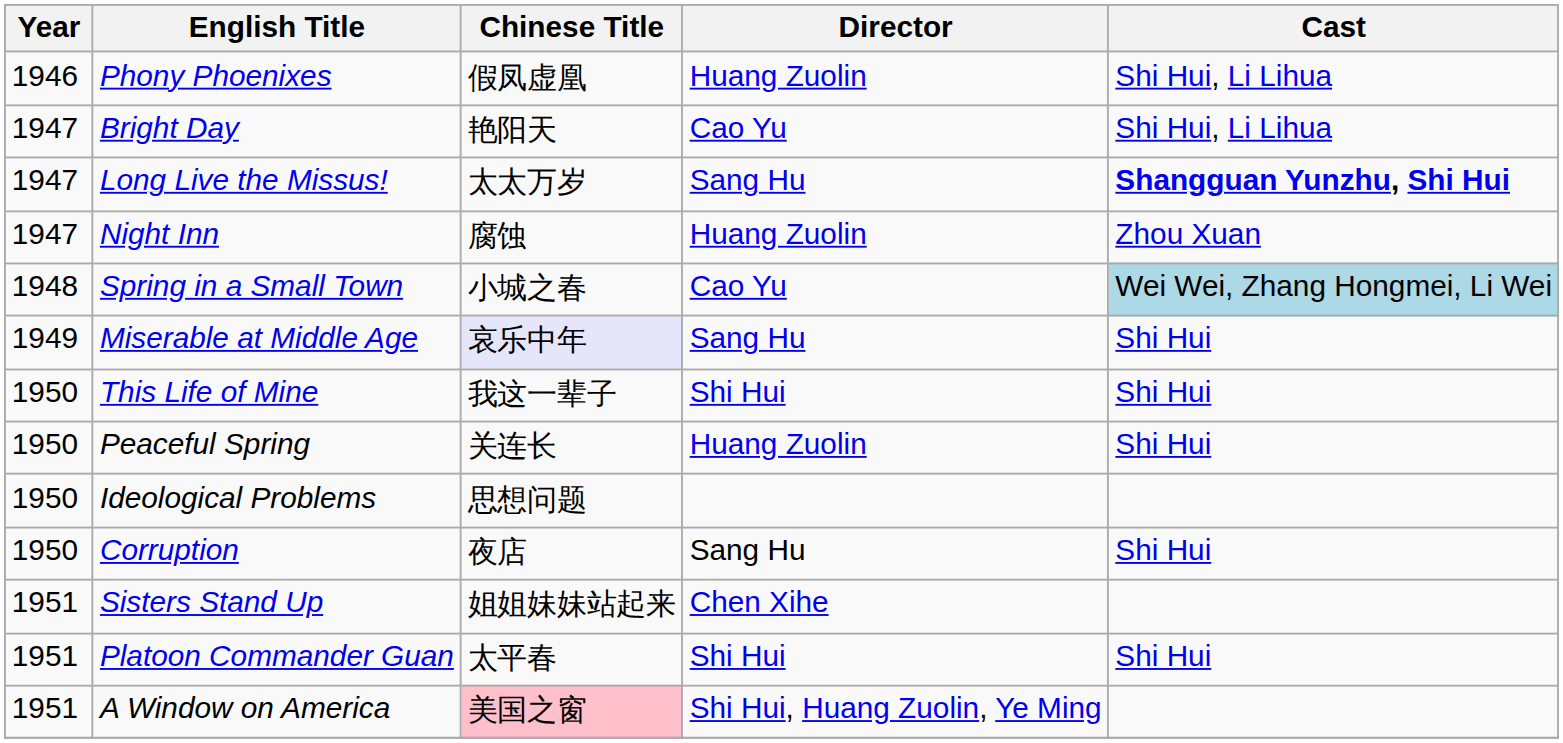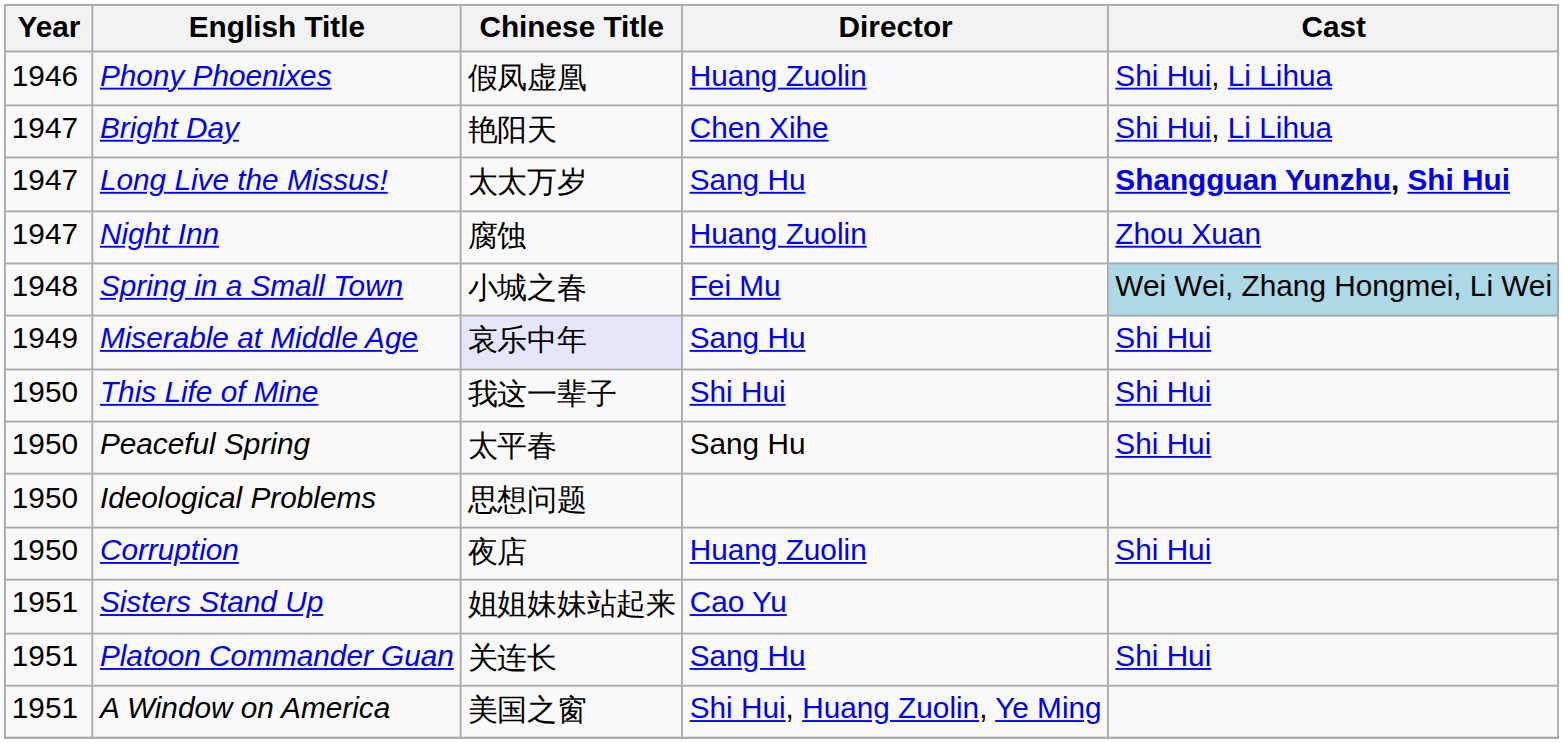(738, 128) Cao Yu -> (759, 128) Chen Xihe
(738, 286) Cao Yu -> (735, 286) Fei Mu
(512, 446) 关连长 -> (512, 446) 太平春
(778, 444) Huang Zuolin -> (748, 444) Sang Hu
(748, 550) Sang Hu -> (778, 550) Huang Zuolin
(759, 603) Chen Xihe -> (738, 603) Cao Yu
(512, 657) 太平春 -> (512, 657) 关连长
(738, 655) Shi Hui -> (748, 655) Sang Hu
(527, 710) pink background -> (527, 710) no background
